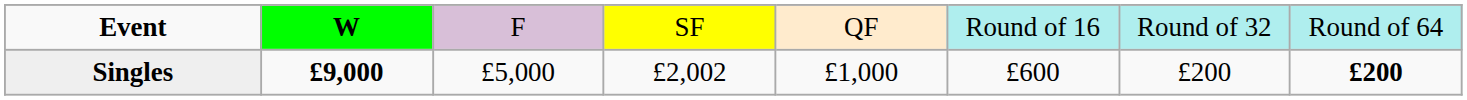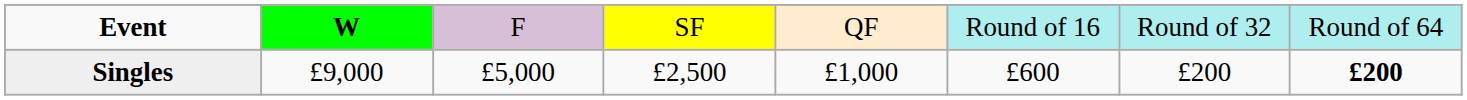(346, 71) bold -> (346, 71) normal
(690, 71) £2,002 -> (690, 71) £2,500
